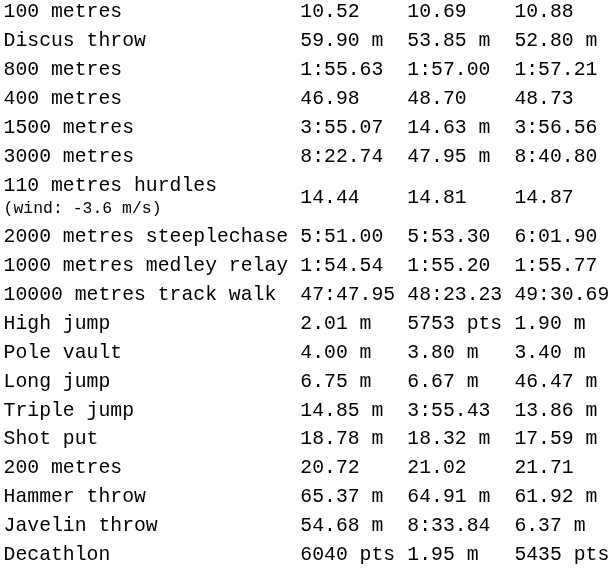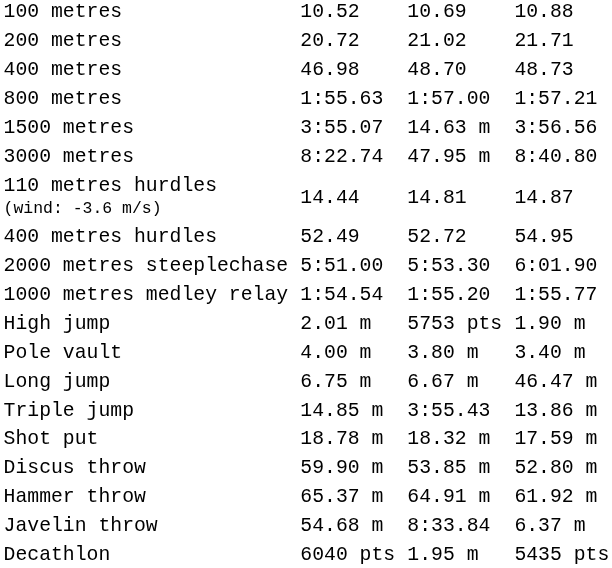rows swapped: (63, 468) <-> (75, 41)
rows swapped: (63, 99) <-> (63, 70)
+ row: (110, 237)
- row: (140, 295)
